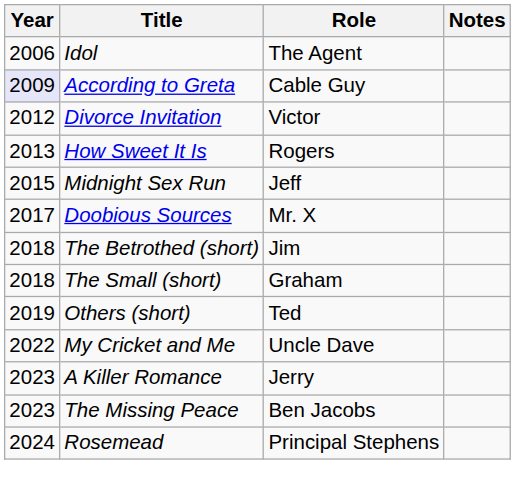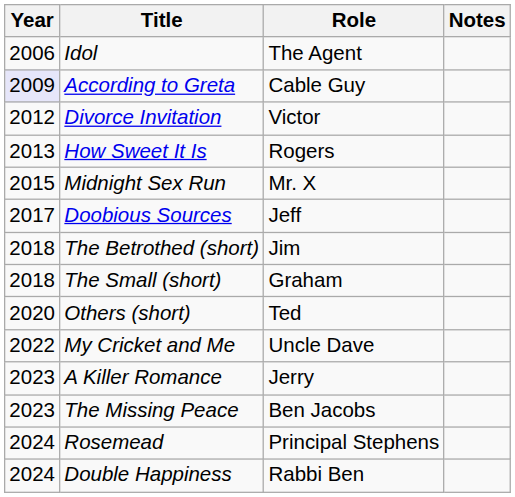(285, 183) Jeff -> (292, 183) Mr. X
(292, 215) Mr. X -> (285, 215) Jeff
(32, 313) 2019 -> (32, 313) 2020
+ row: (148, 475)
